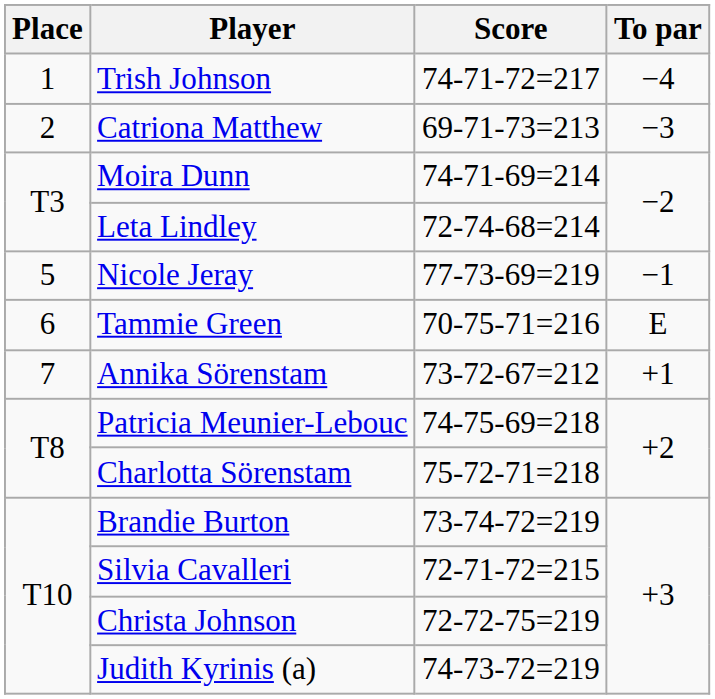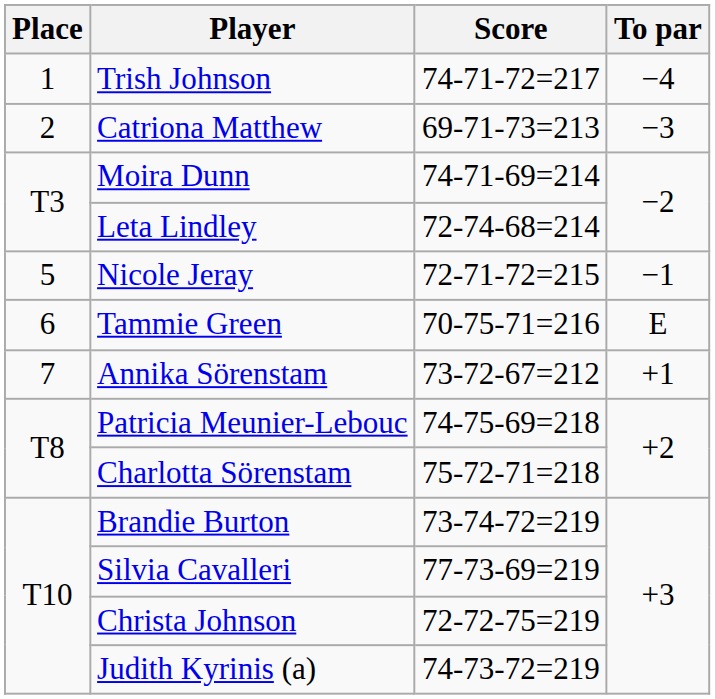(511, 275) 77-73-69=219 -> (511, 275) 72-71-72=215
(511, 570) 72-71-72=215 -> (511, 570) 77-73-69=219
